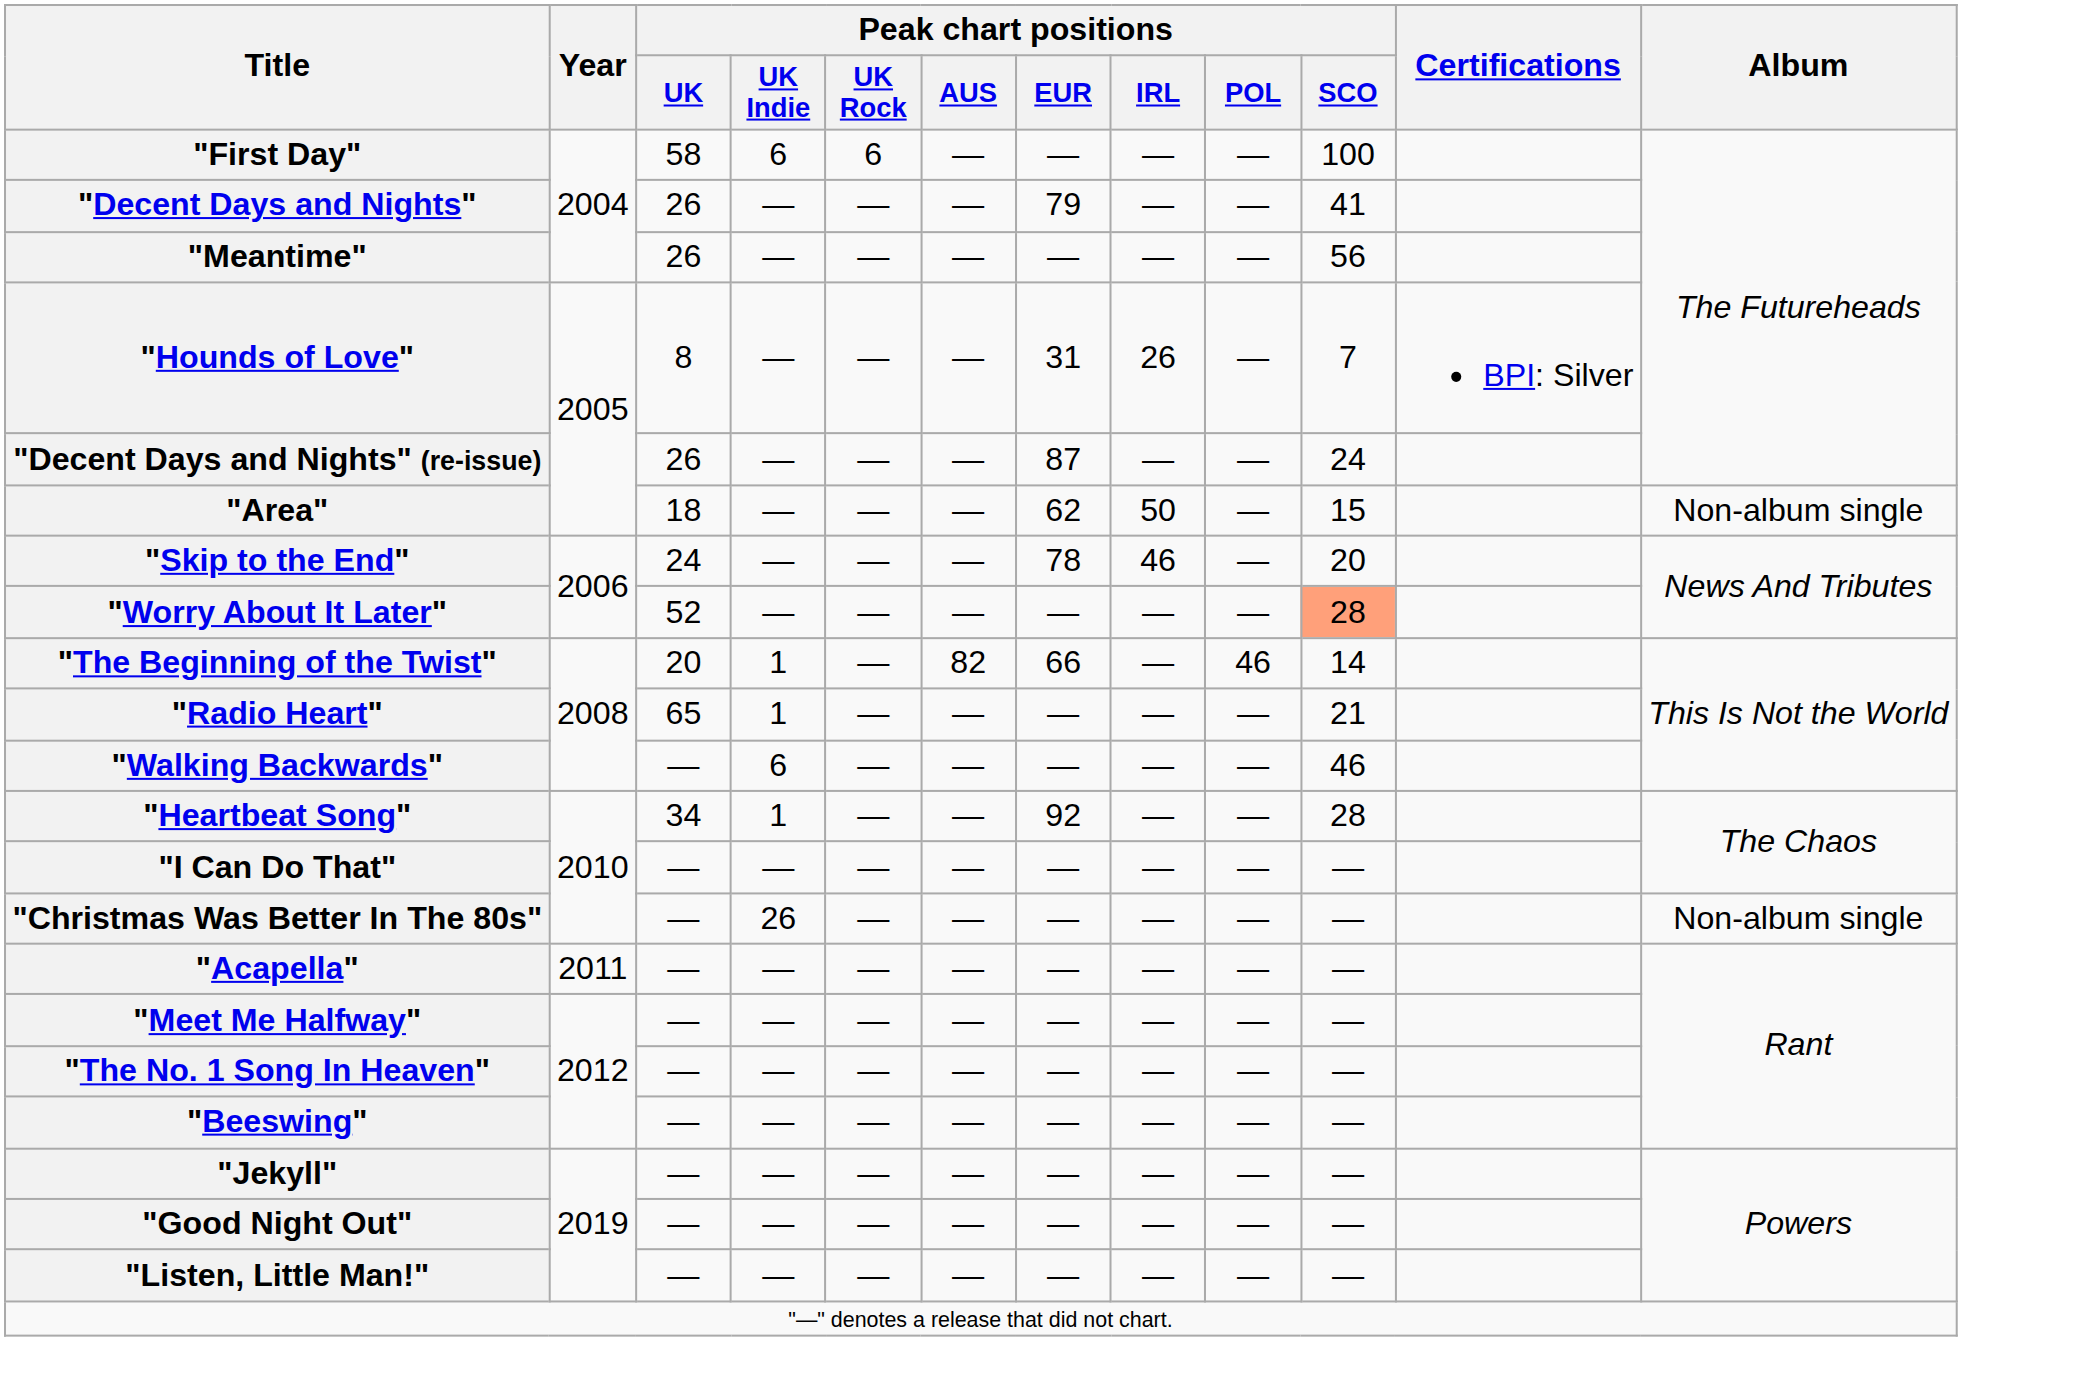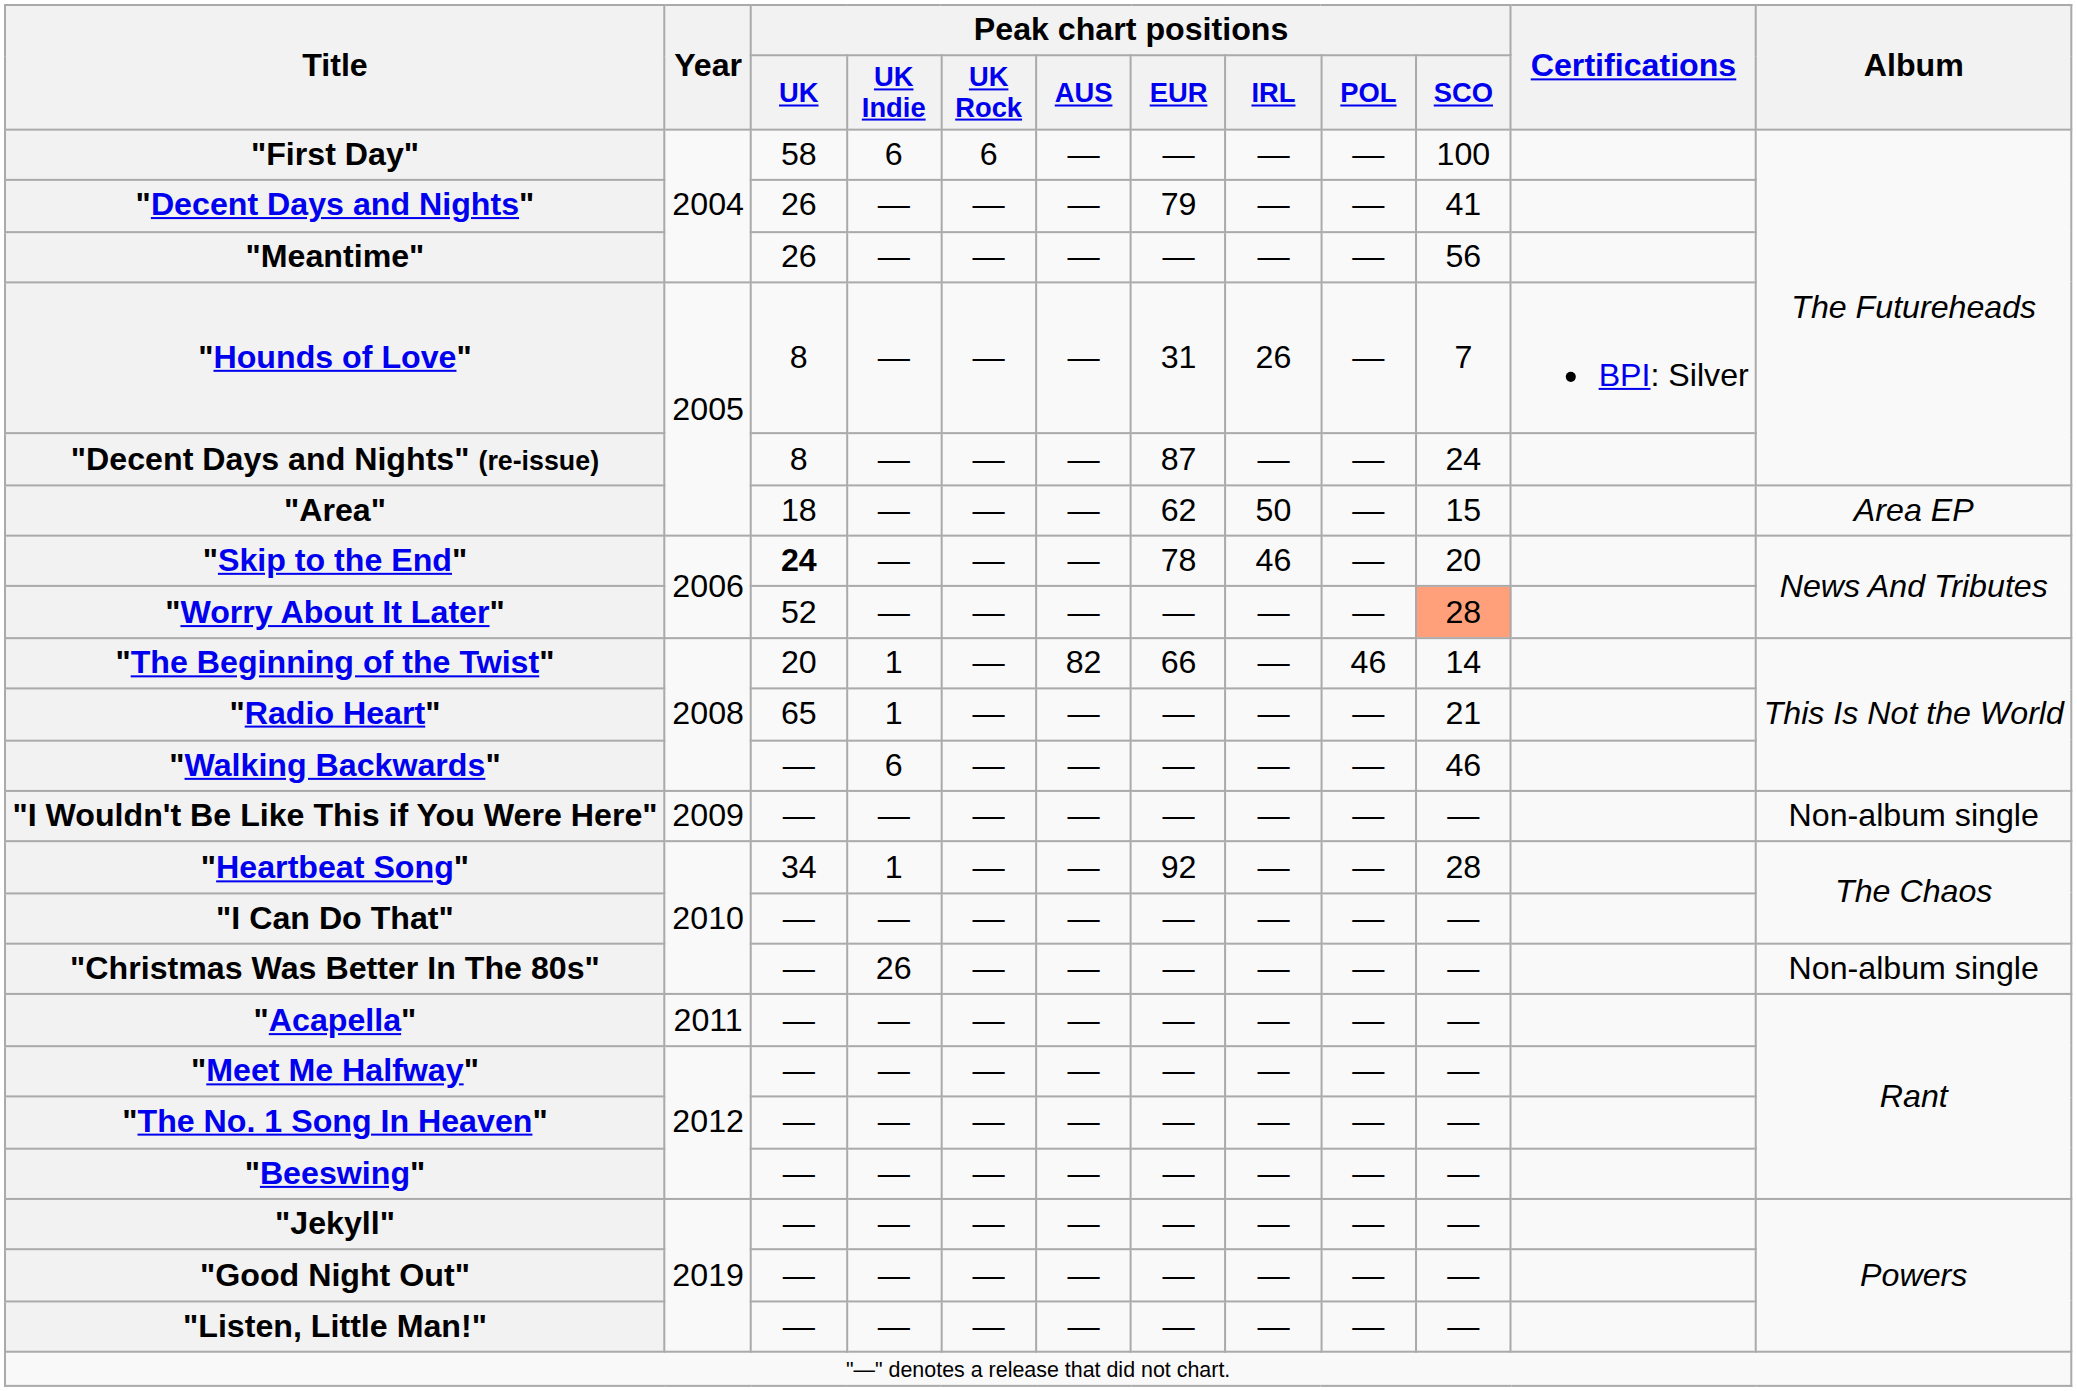(683, 458) 26 -> (799, 458) 8
(1798, 509) Non-album single -> (1914, 509) Area EP
(683, 560) normal -> (799, 560) bold
+ row: (335, 815)
